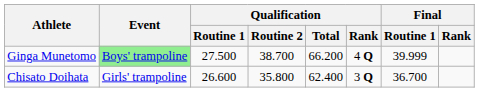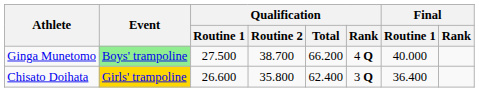(410, 56) 39.999 -> (410, 56) 40.000
(144, 77) no background -> (144, 77) gold background
(410, 77) 36.700 -> (410, 77) 36.400
